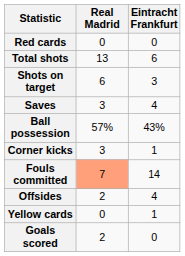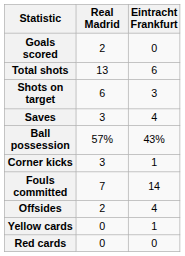rows swapped: (40, 237) <-> (40, 42)
(102, 174) lightsalmon background -> (102, 186) no background
